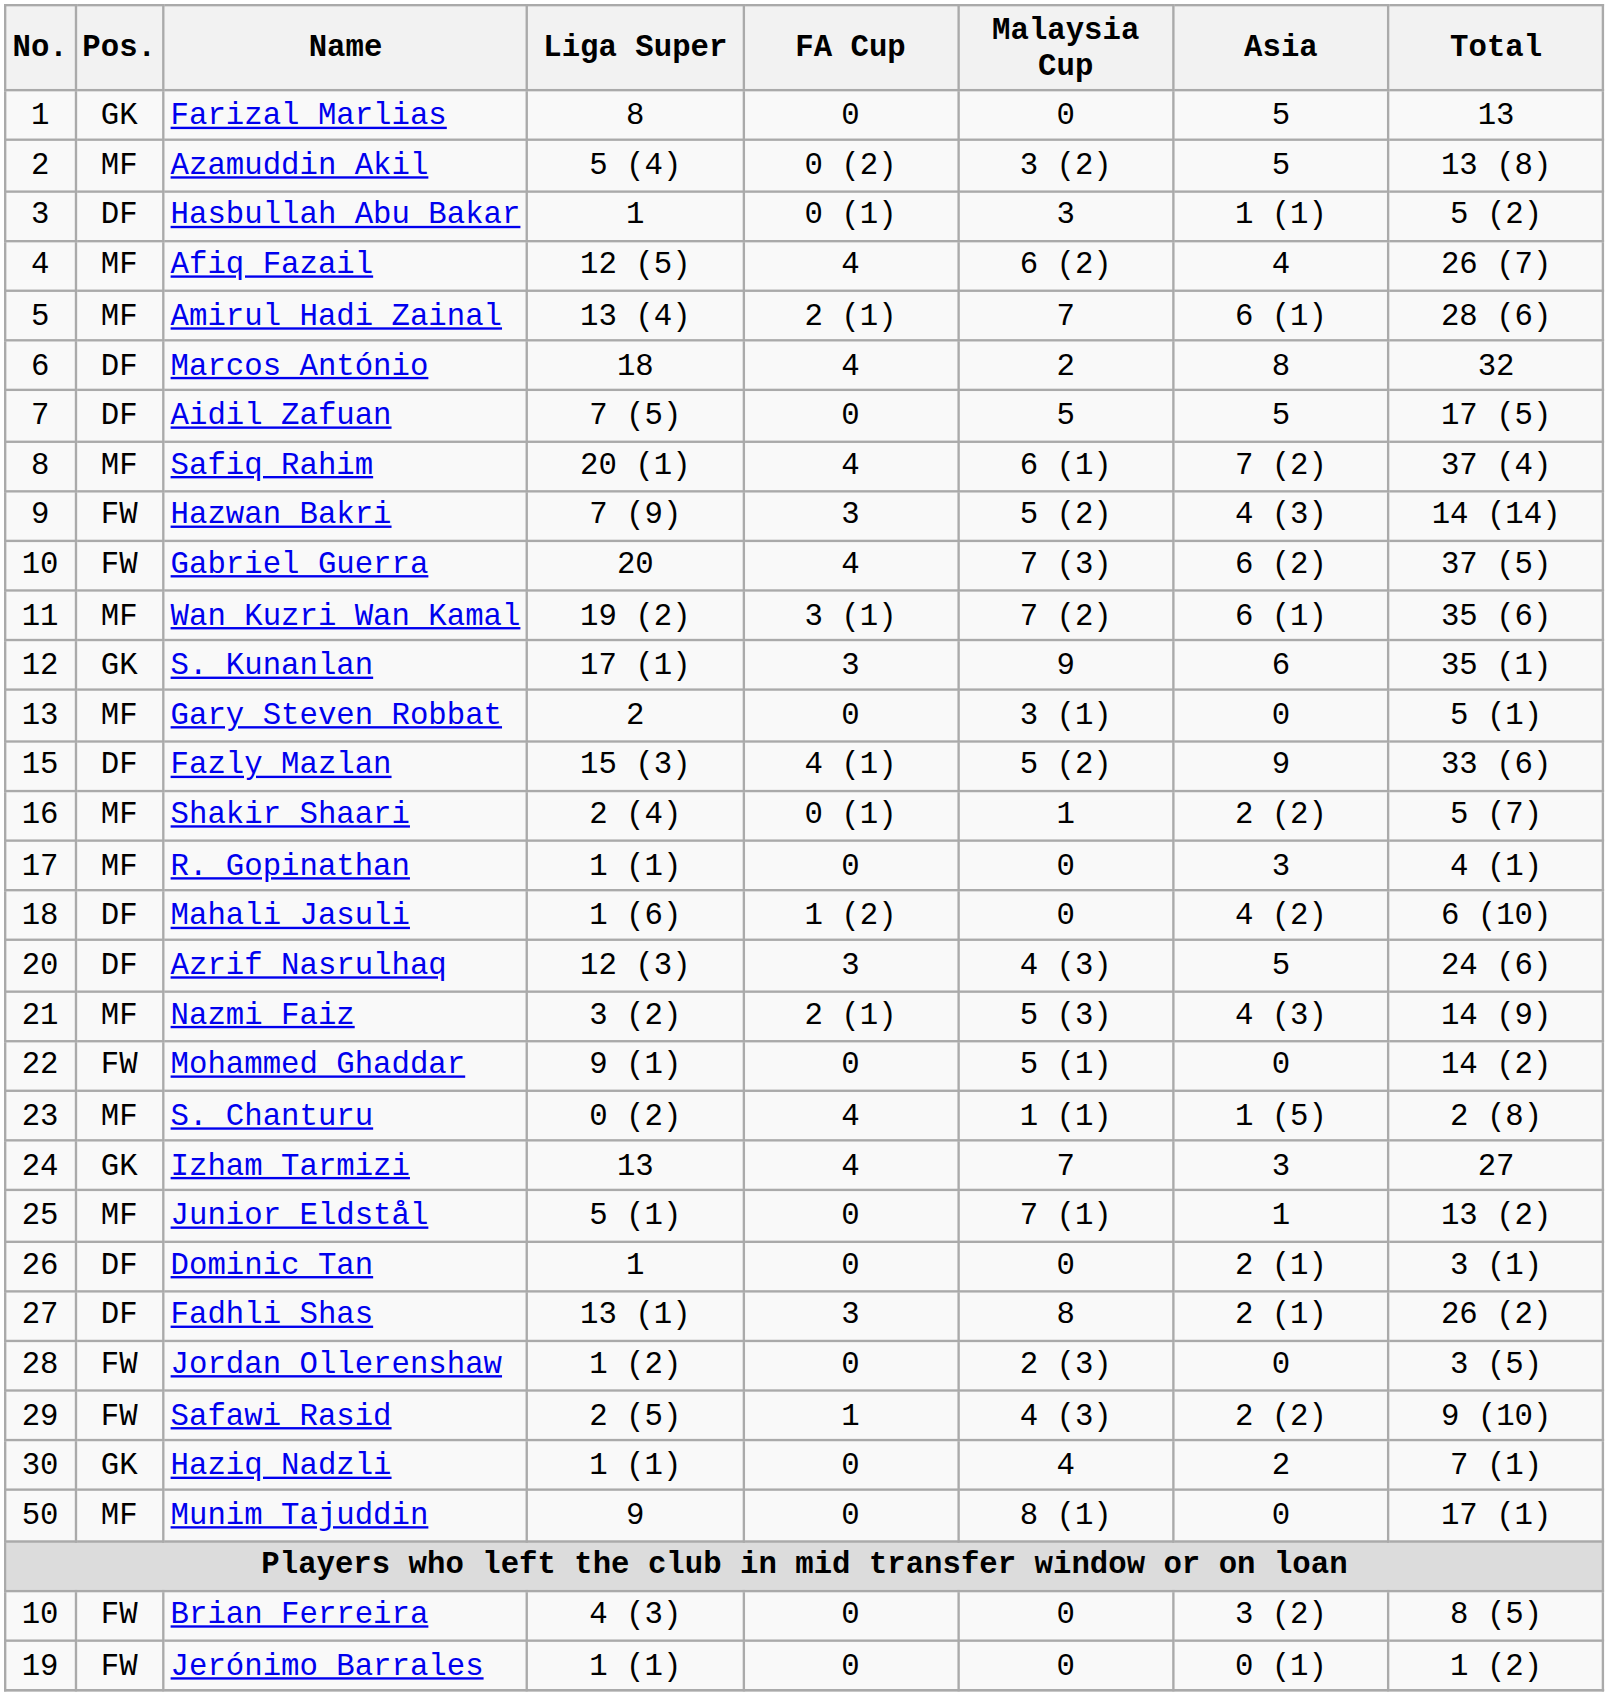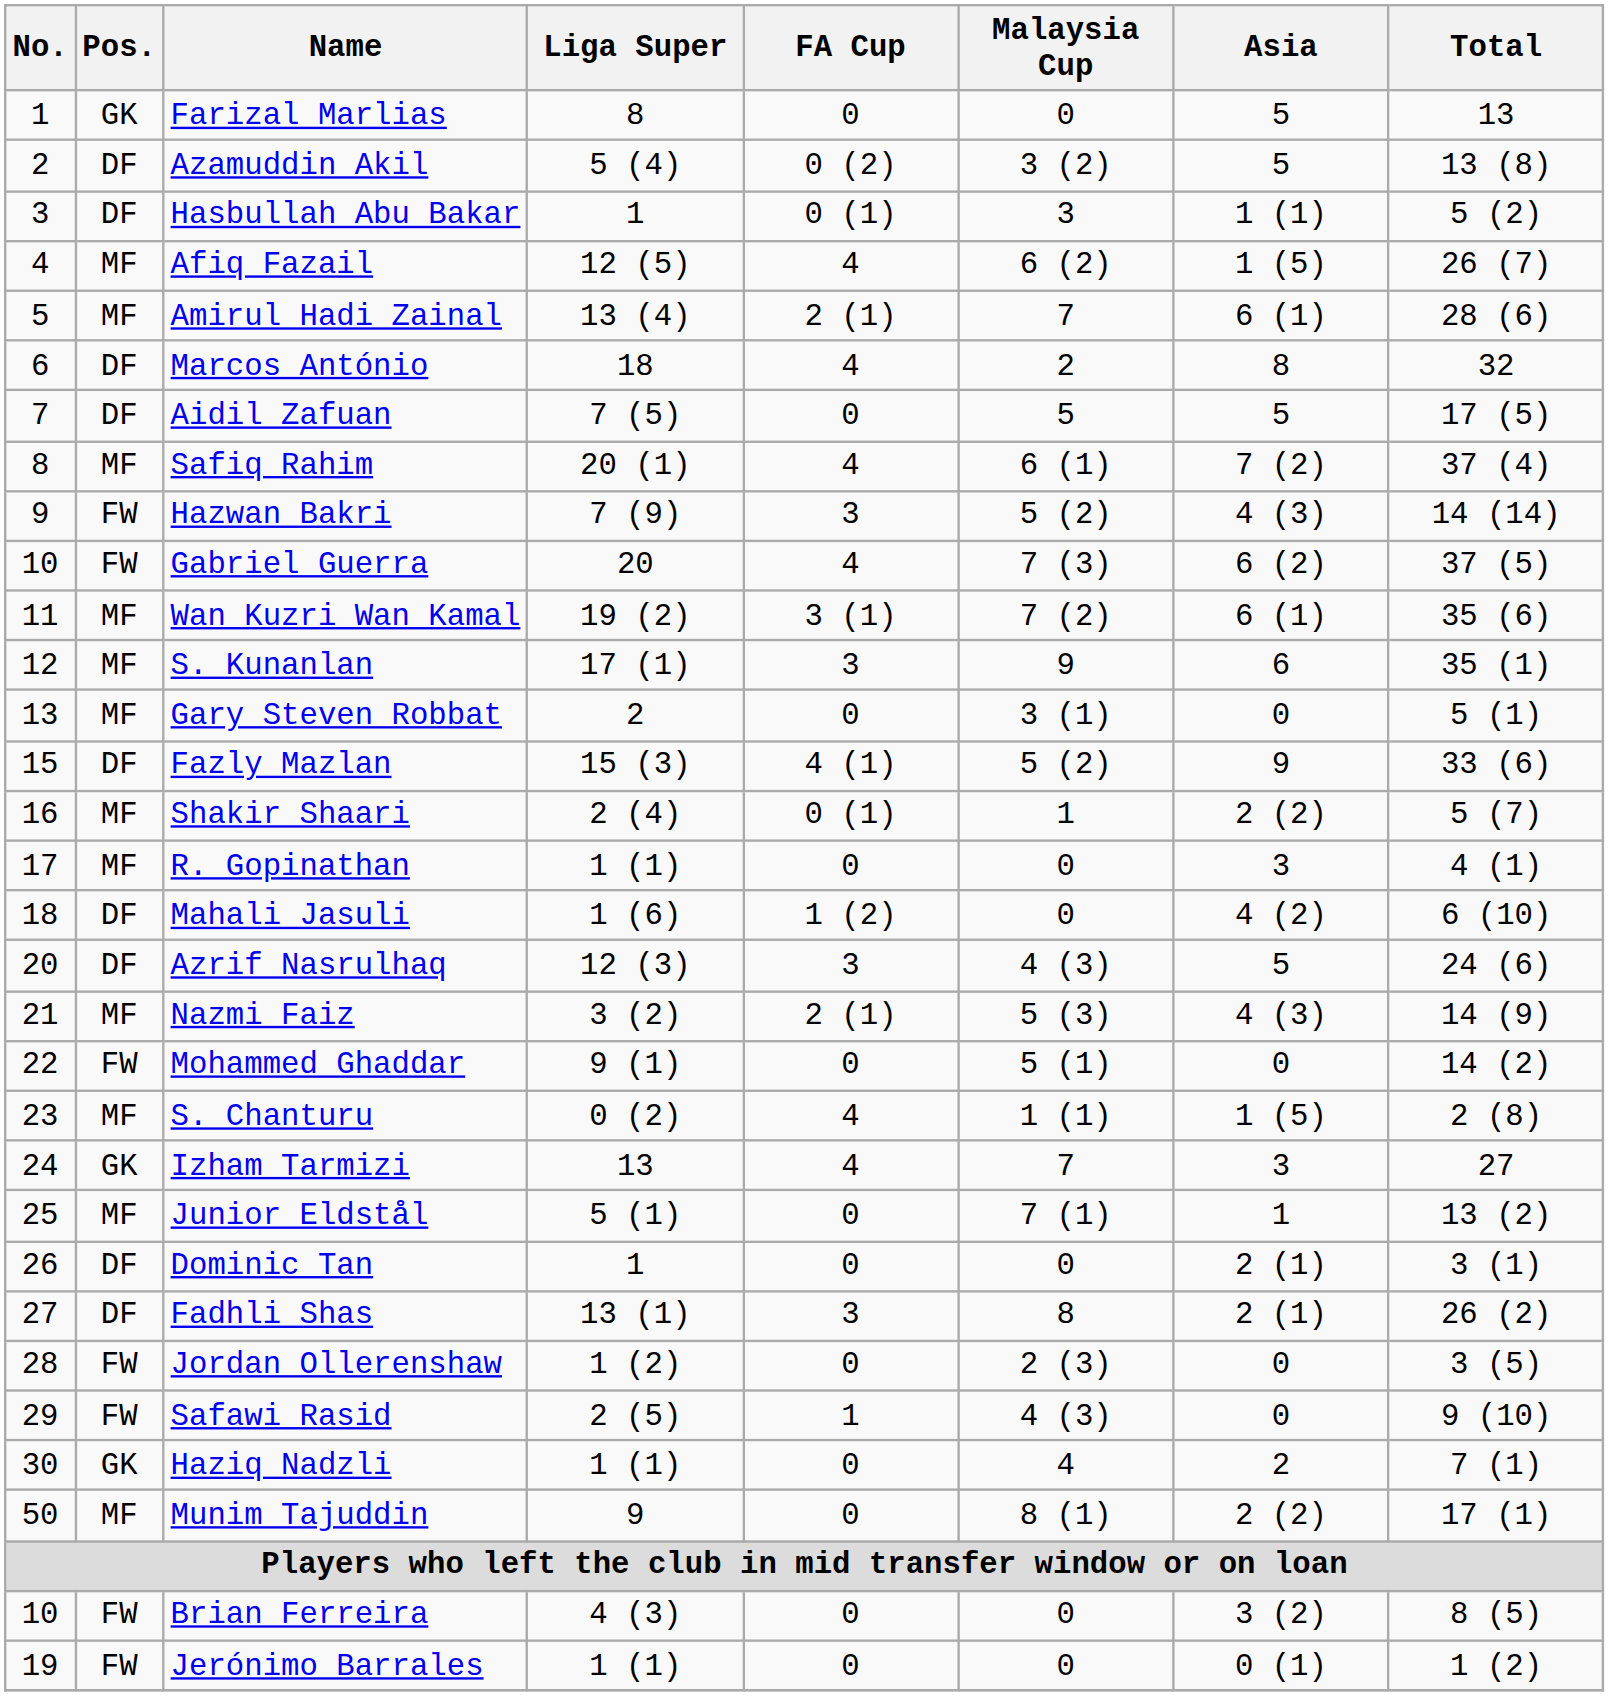(119, 166) MF -> (119, 166) DF
(1281, 266) 4 -> (1281, 266) 1 (5)
(119, 666) GK -> (119, 666) MF
(1281, 1416) 2 (2) -> (1281, 1416) 0
(1281, 1516) 0 -> (1281, 1516) 2 (2)
